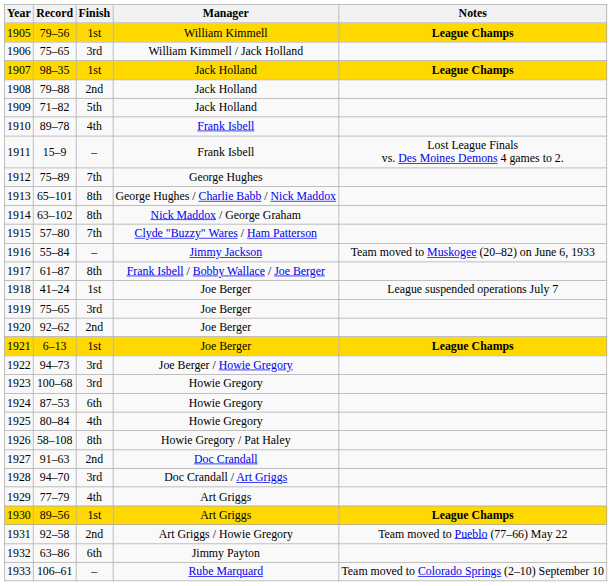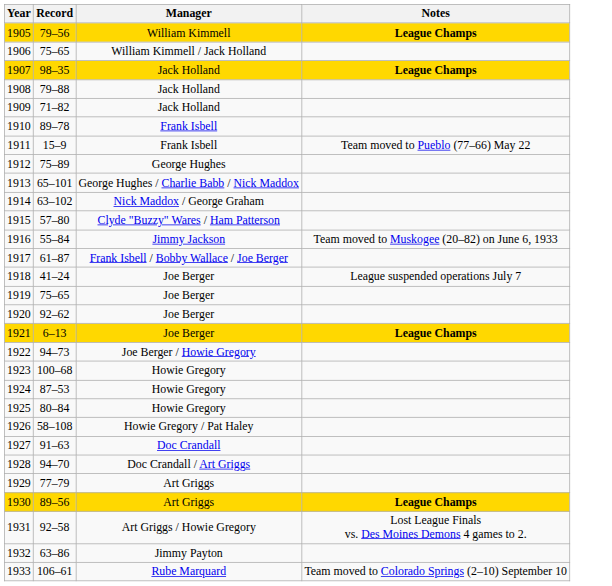- column: (94, 13)
(473, 151) Lost League Finals vs. Des Moines Demons 4 games to 2. -> (436, 145) Team moved to Pueblo (77–66) May 22
(473, 534) Team moved to Pueblo (77–66) May 22 -> (436, 527) Lost League Finals vs. Des Moines Demons 4 games to 2.
